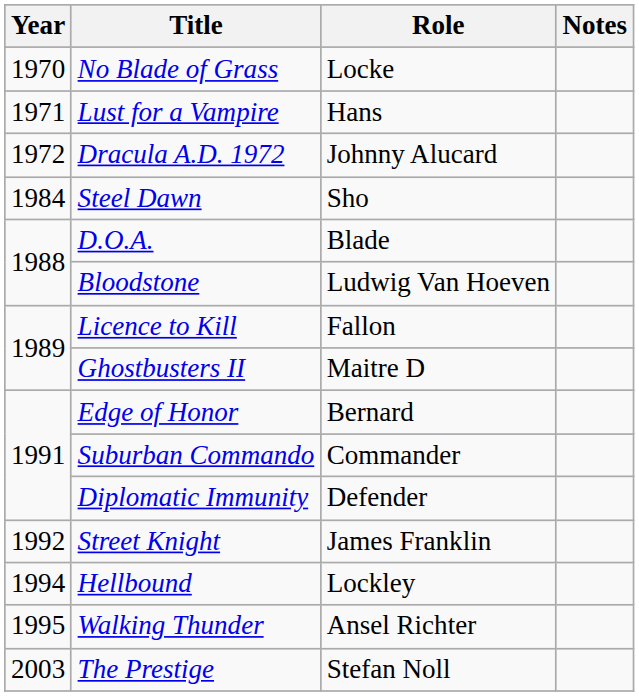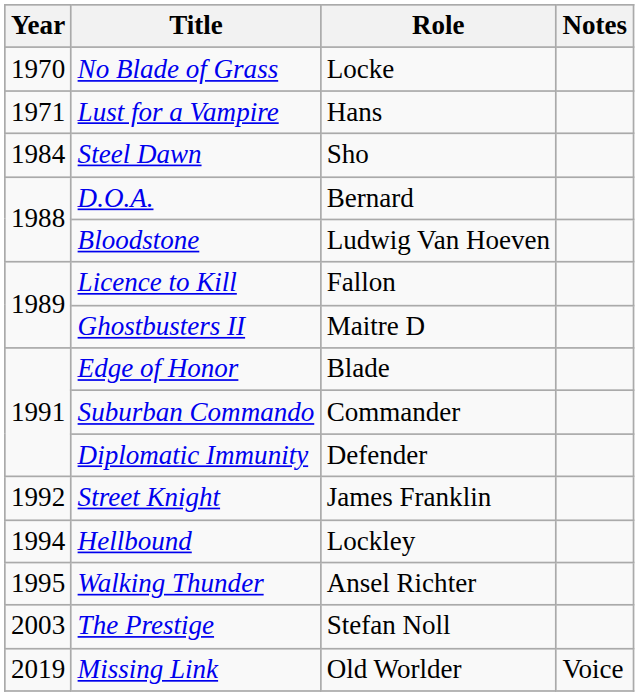- row: (181, 154)
(358, 240) Blade -> (370, 197) Bernard
(370, 411) Bernard -> (358, 369) Blade
+ row: (148, 669)
